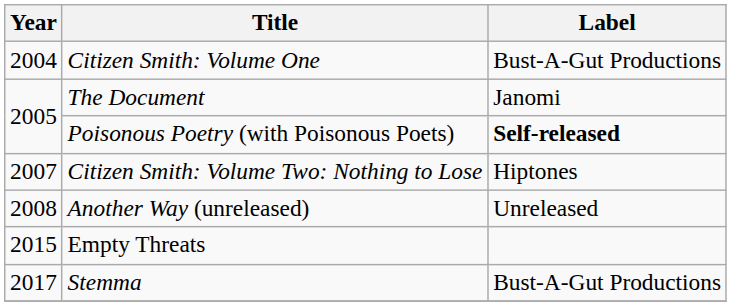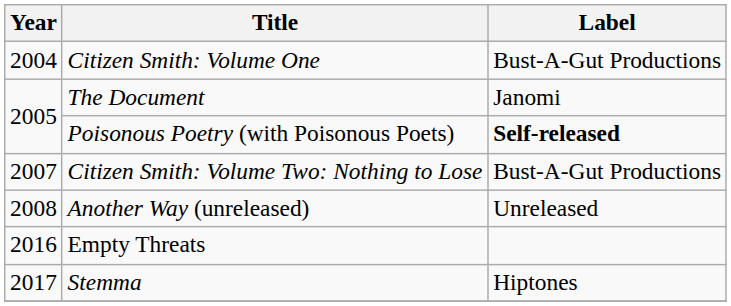(535, 171) Hiptones -> (607, 171) Bust-A-Gut Productions
(33, 245) 2015 -> (33, 245) 2016
(607, 282) Bust-A-Gut Productions -> (535, 282) Hiptones
